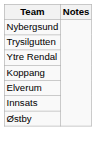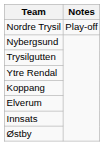+ row: (34, 27)
